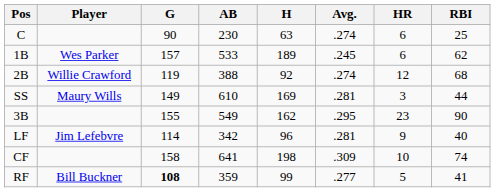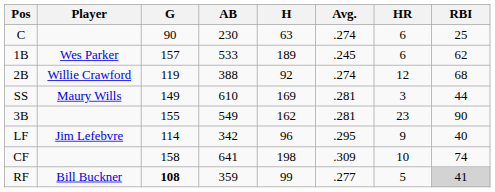(345, 116) .295 -> (345, 116) .281
(345, 136) .281 -> (345, 136) .295
(461, 177) no background -> (461, 177) lightgrey background
